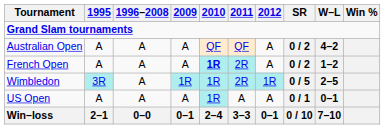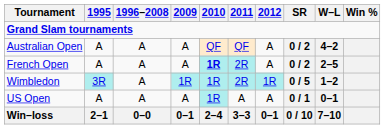(329, 63) 1–2 -> (329, 63) 2–5
(329, 81) 2–5 -> (329, 81) 1–2
